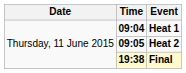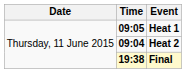(131, 28) 09:04 -> (131, 28) 09:05
(131, 44) 09:05 -> (131, 44) 09:04
